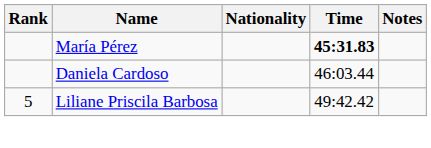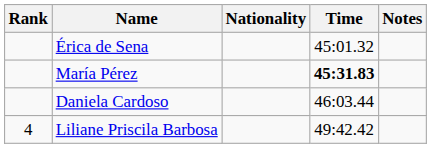+ row: (102, 46)
(28, 102) 5 -> (28, 129) 4
